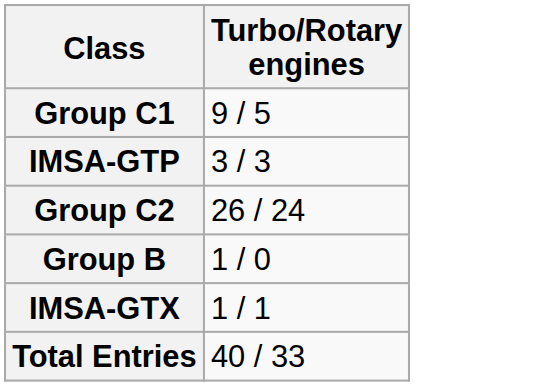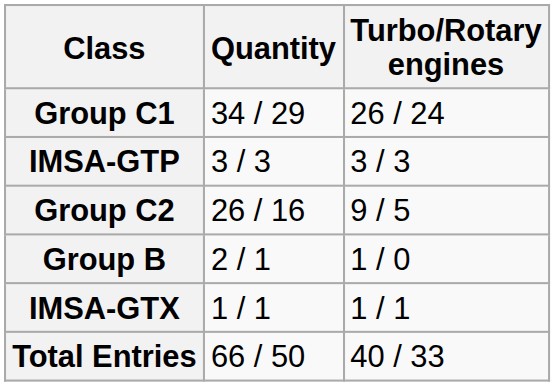+ column: (273, 47)
(241, 113) 9 / 5 -> (398, 113) 26 / 24
(258, 211) 26 / 24 -> (380, 211) 9 / 5
